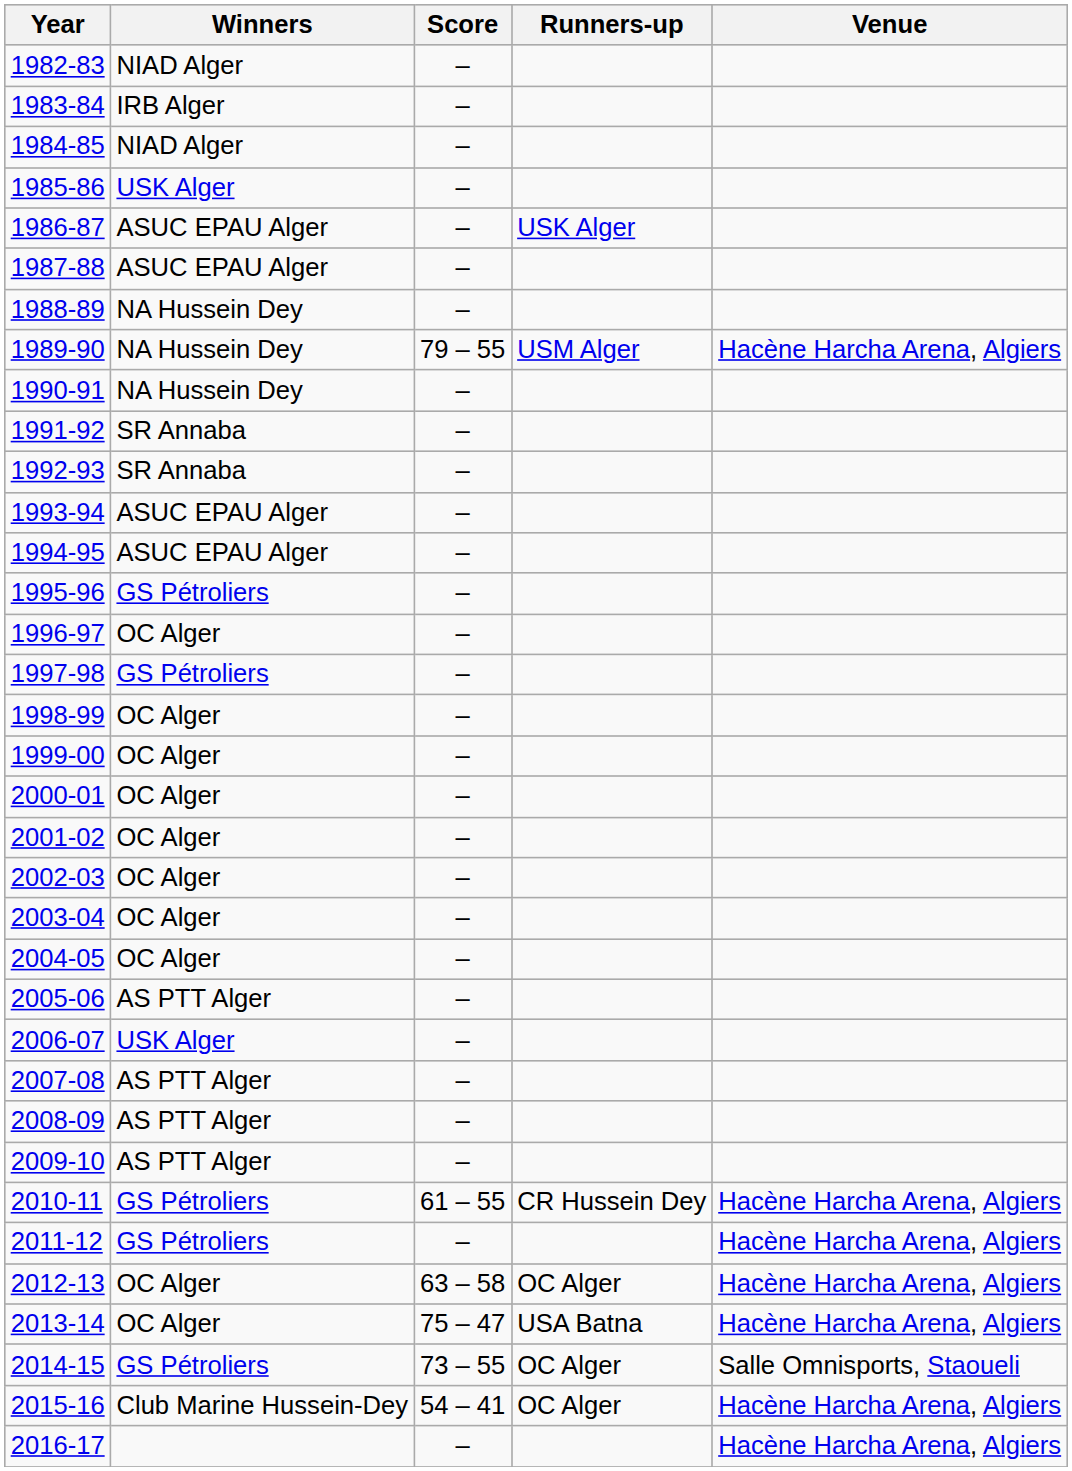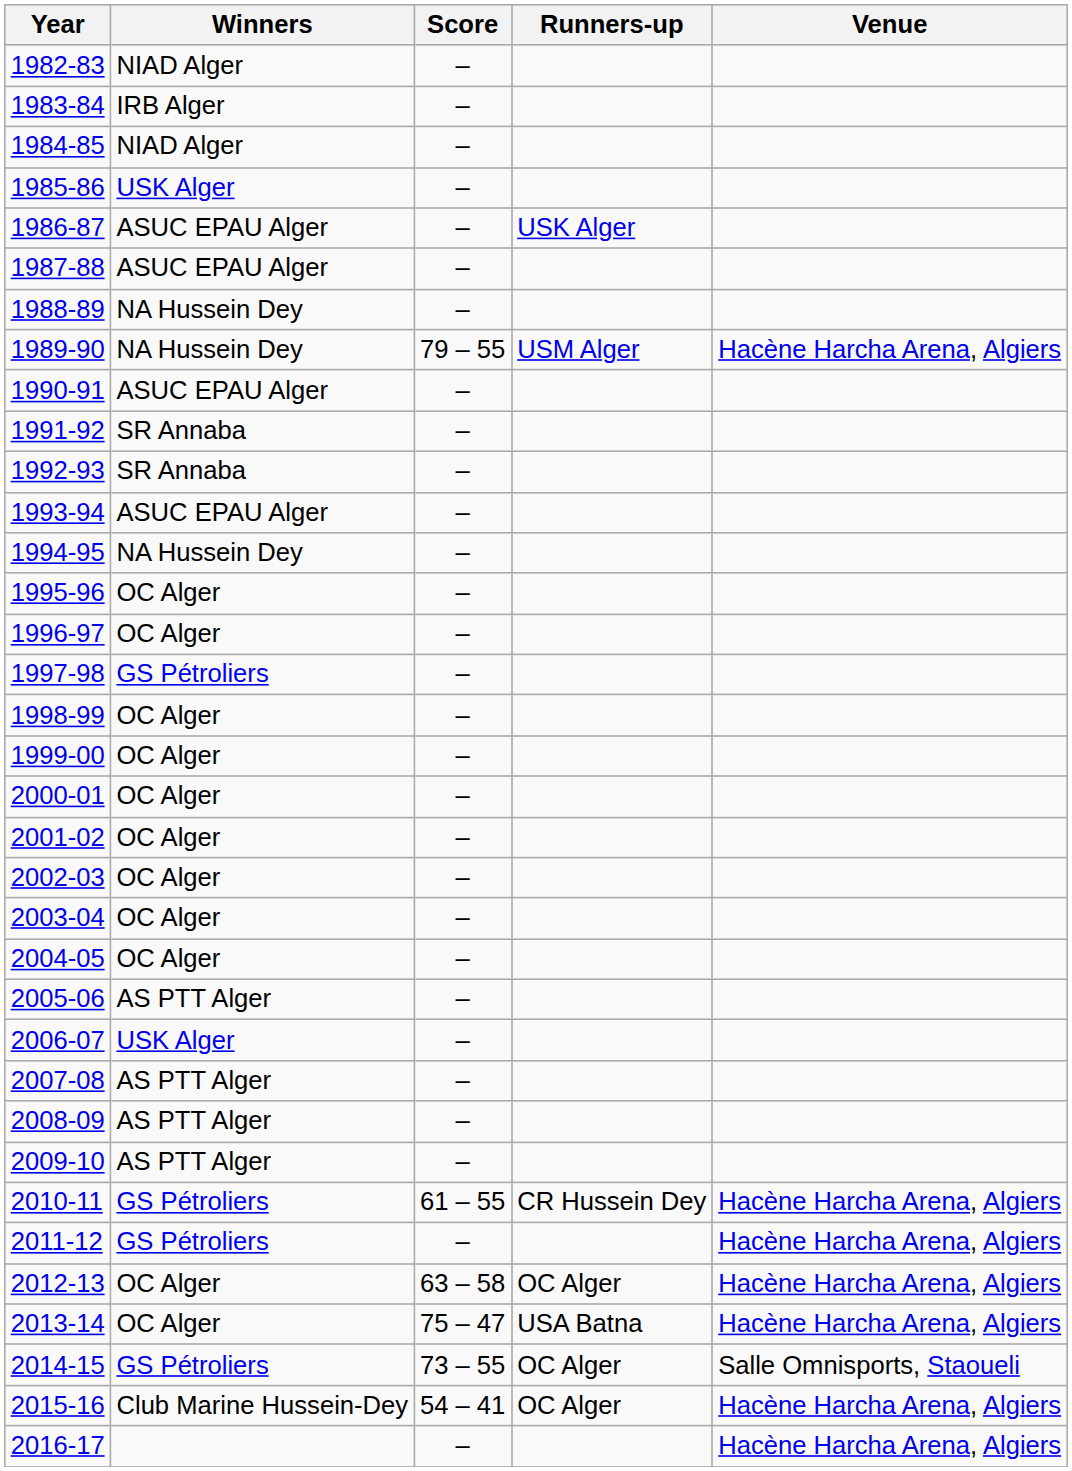(210, 390) NA Hussein Dey -> (222, 390) ASUC EPAU Alger
(222, 552) ASUC EPAU Alger -> (210, 552) NA Hussein Dey
(193, 593) GS Pétroliers -> (168, 593) OC Alger
